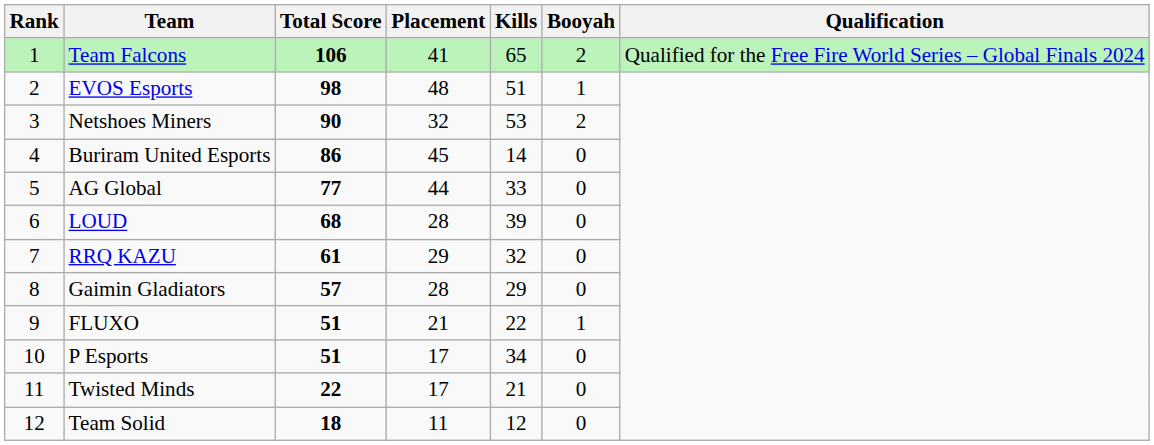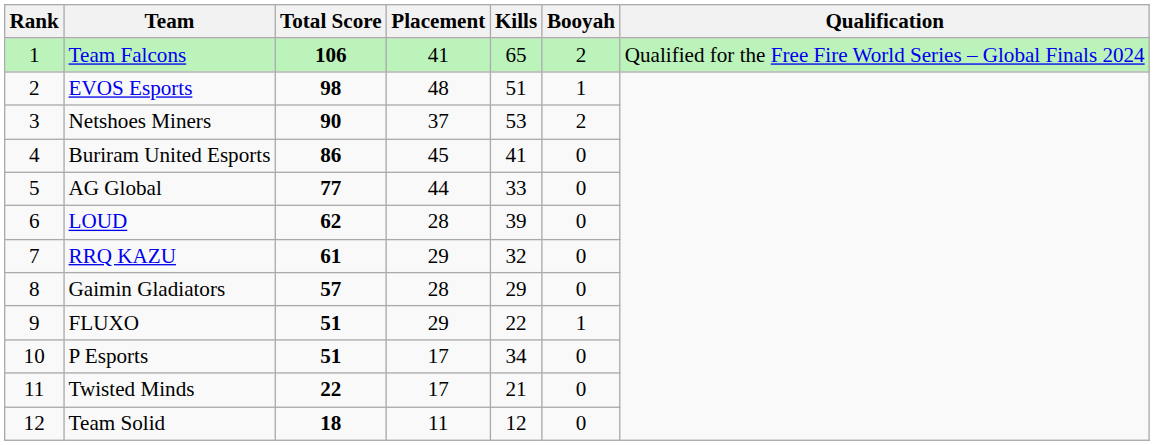(438, 121) 32 -> (438, 121) 37
(516, 155) 14 -> (516, 155) 41
(331, 222) 68 -> (331, 222) 62
(438, 322) 21 -> (438, 322) 29
